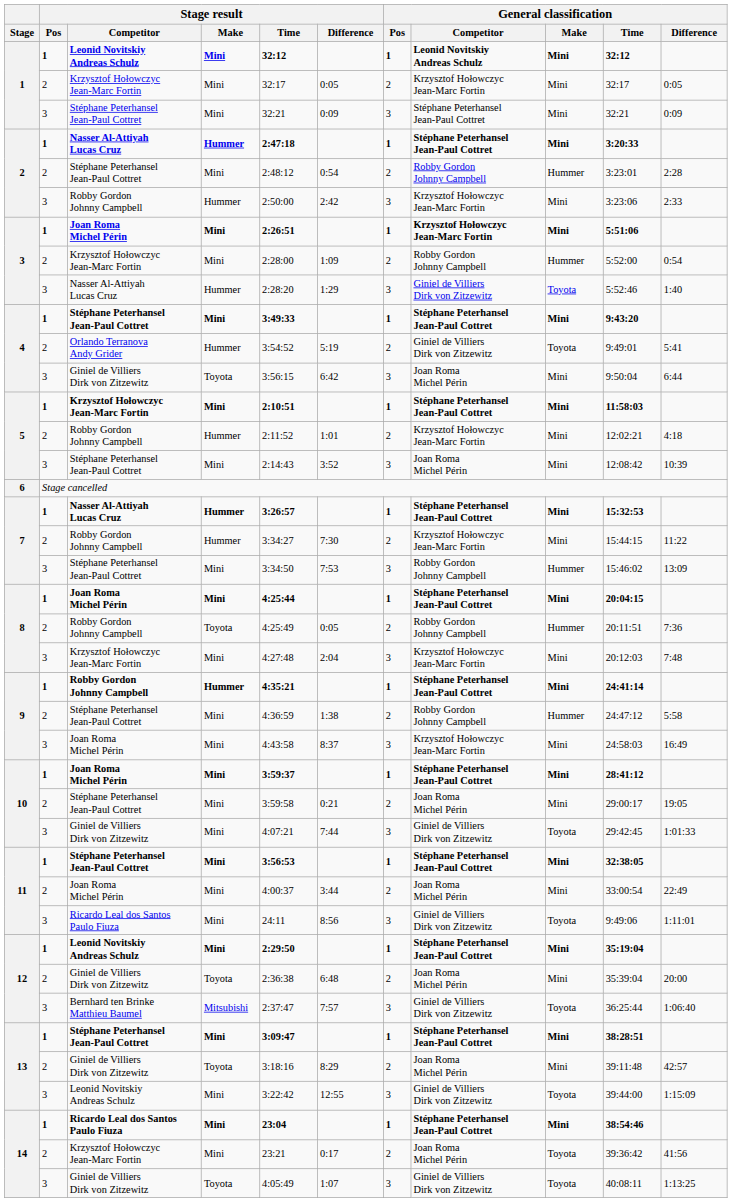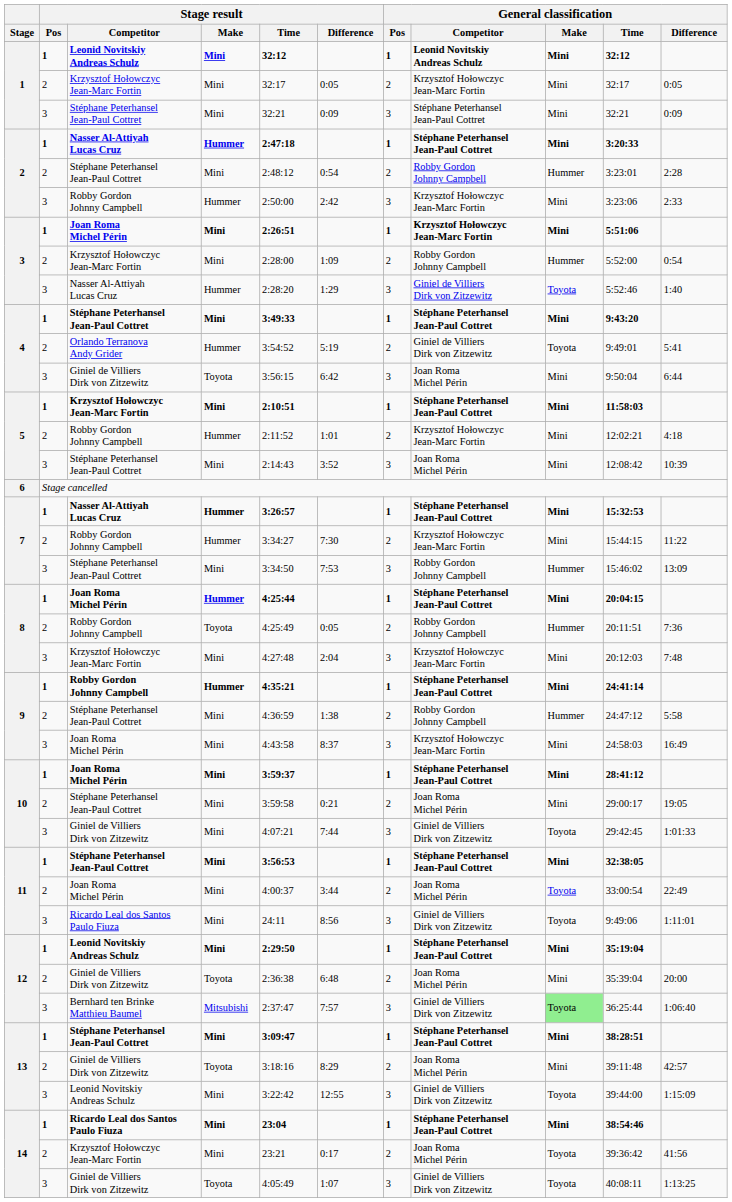(215, 598) Mini -> (224, 598) Hummer
(558, 890) Mini -> (562, 890) Toyota
(562, 1007) no background -> (562, 1007) lightgreen background
